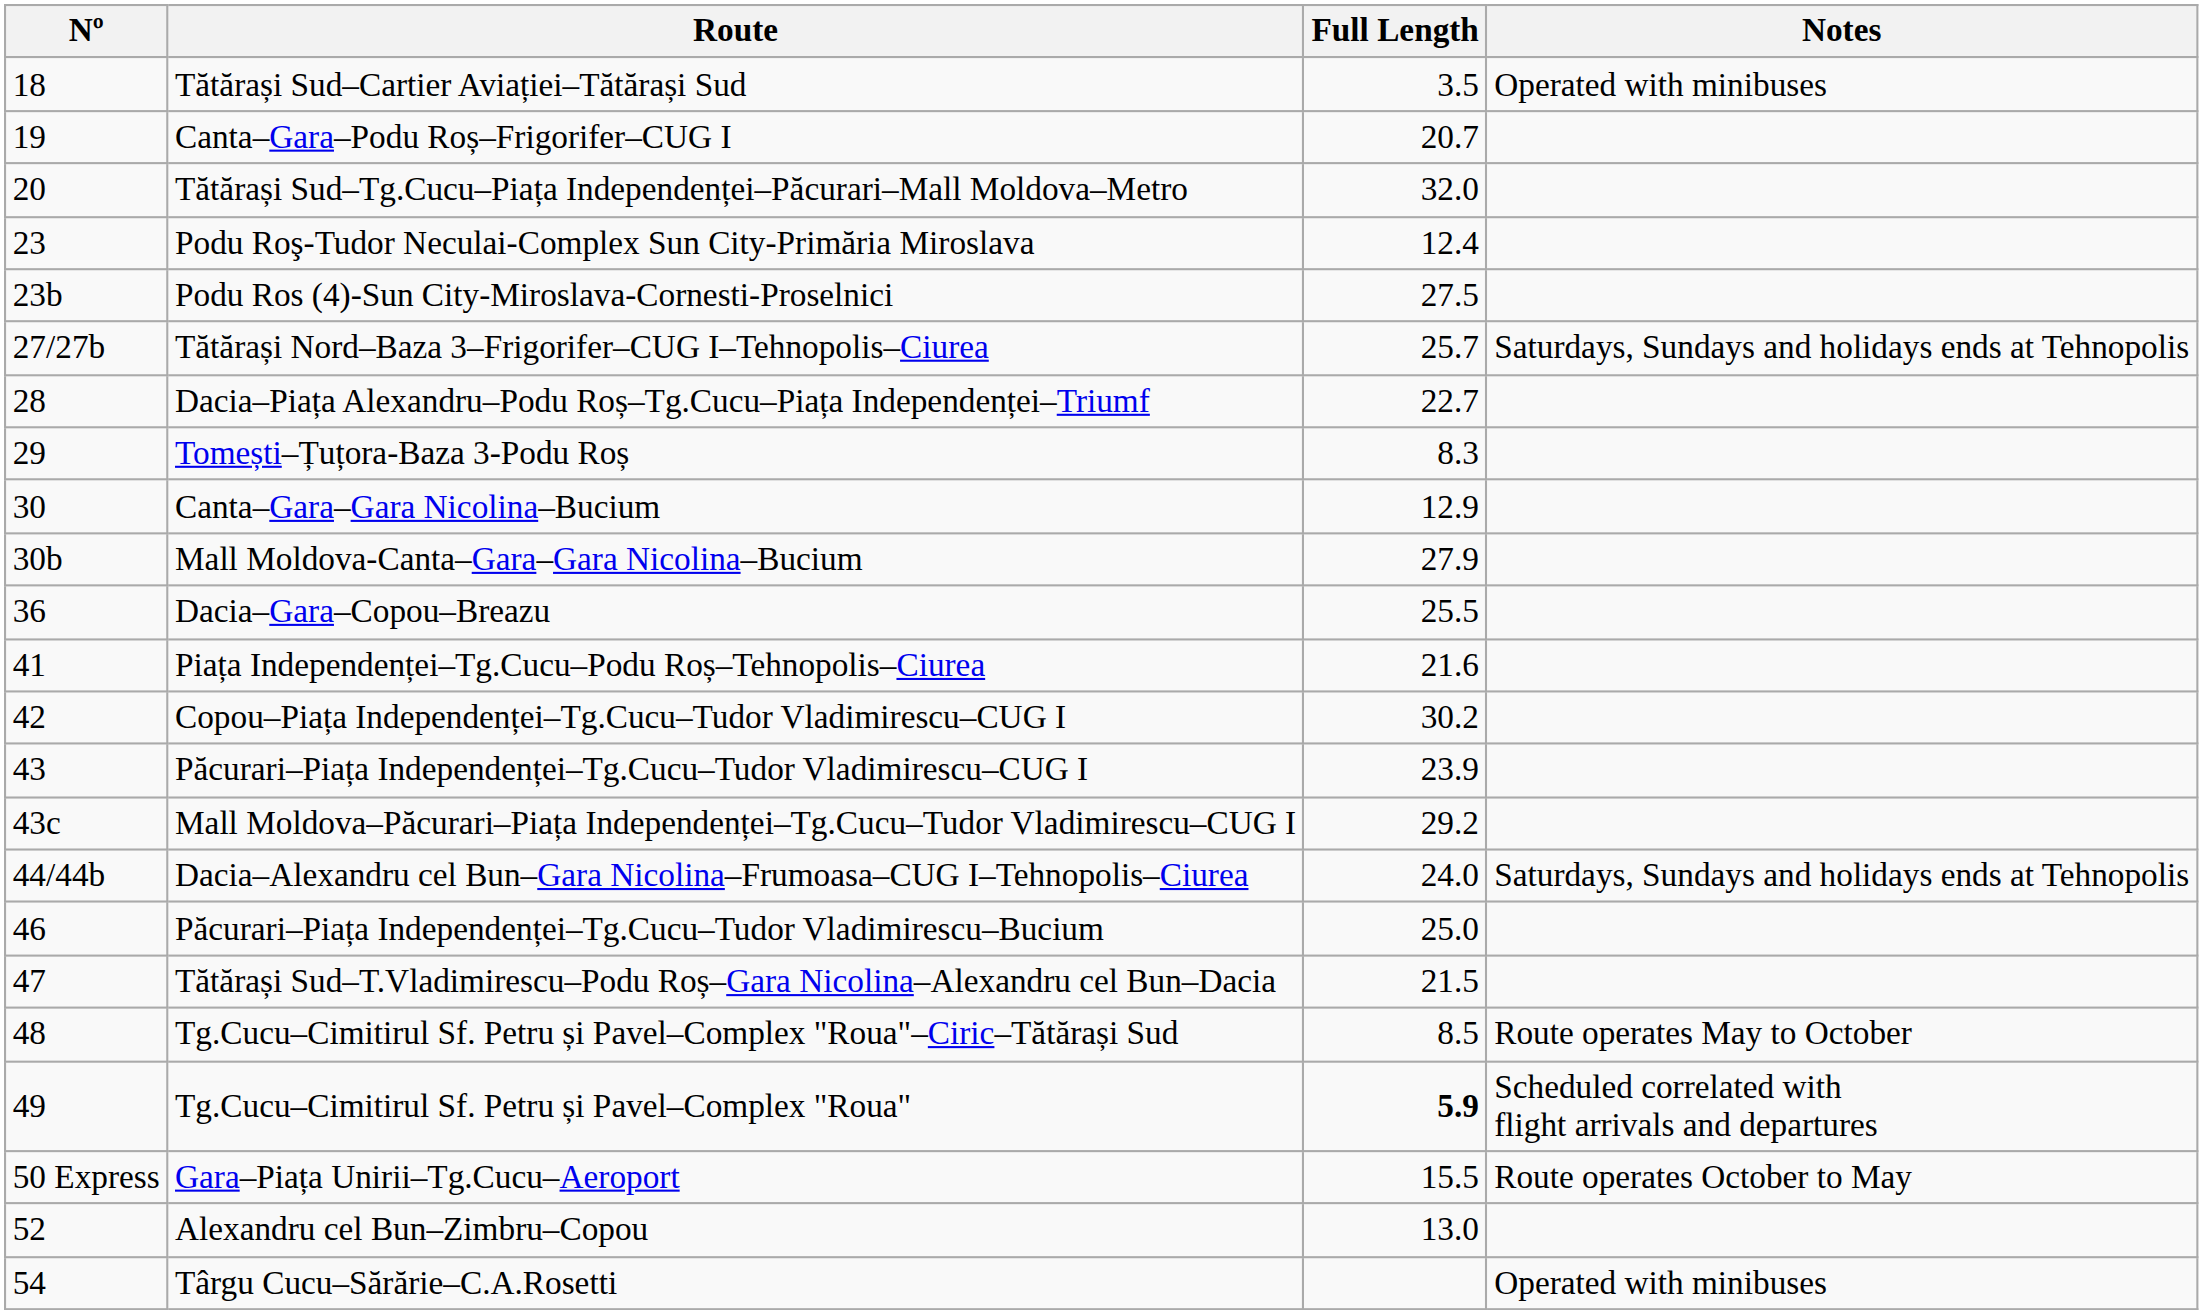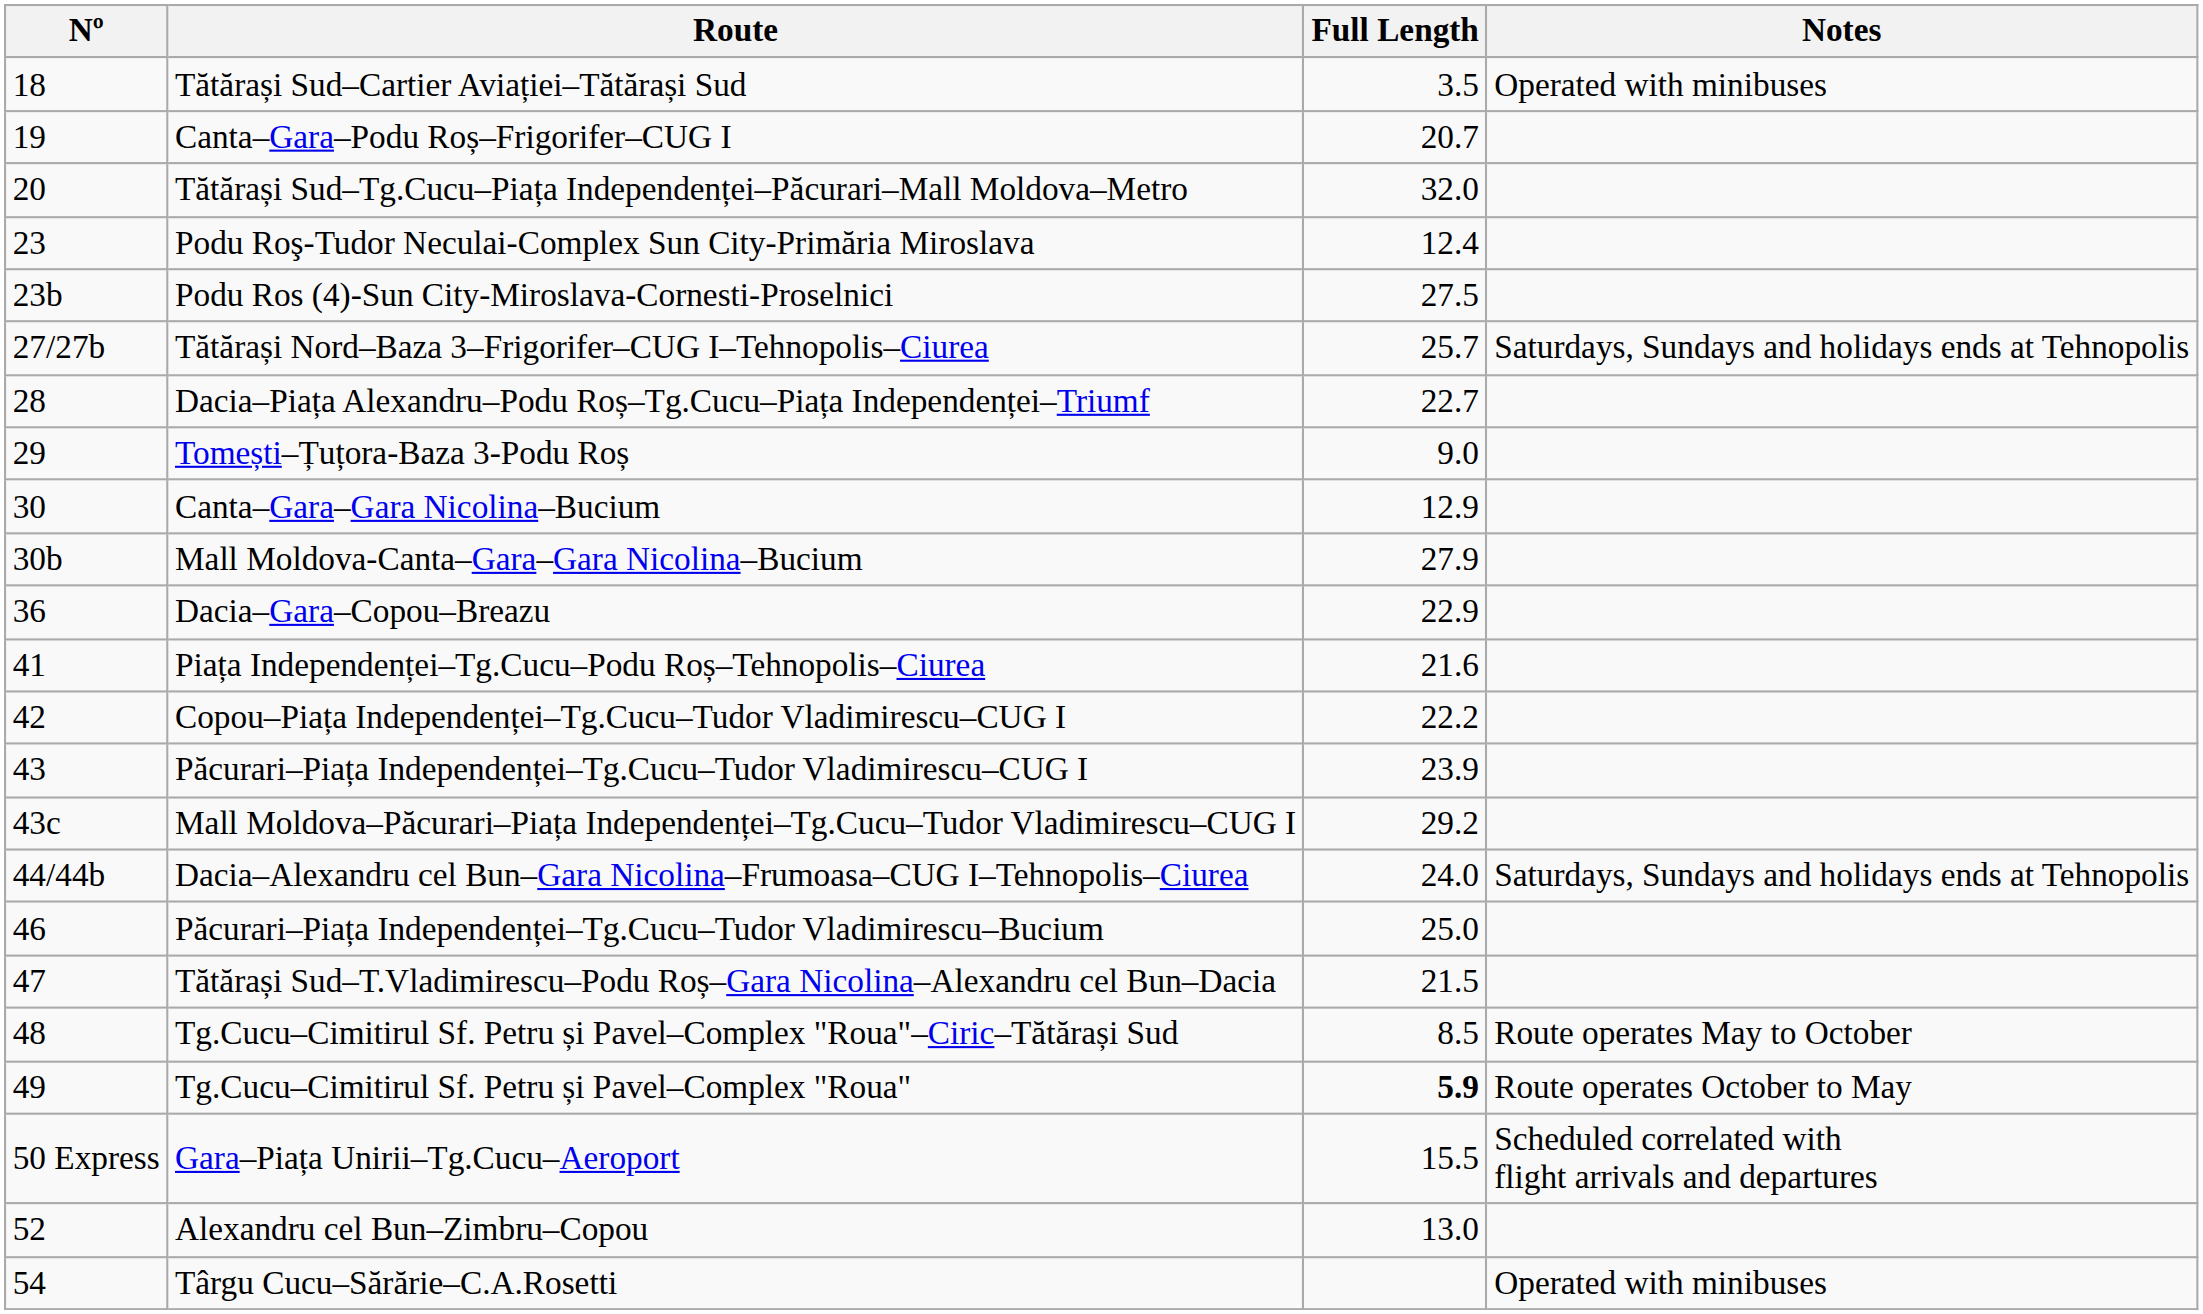(1458, 453) 8.3 -> (1458, 453) 9.0
(1450, 611) 25.5 -> (1450, 611) 22.9
(1450, 717) 30.2 -> (1450, 717) 22.2
(1686, 1105) Scheduled correlated with flight arrivals and departures -> (1703, 1086) Route operates October to May
(1703, 1176) Route operates October to May -> (1686, 1157) Scheduled correlated with flight arrivals and departures
